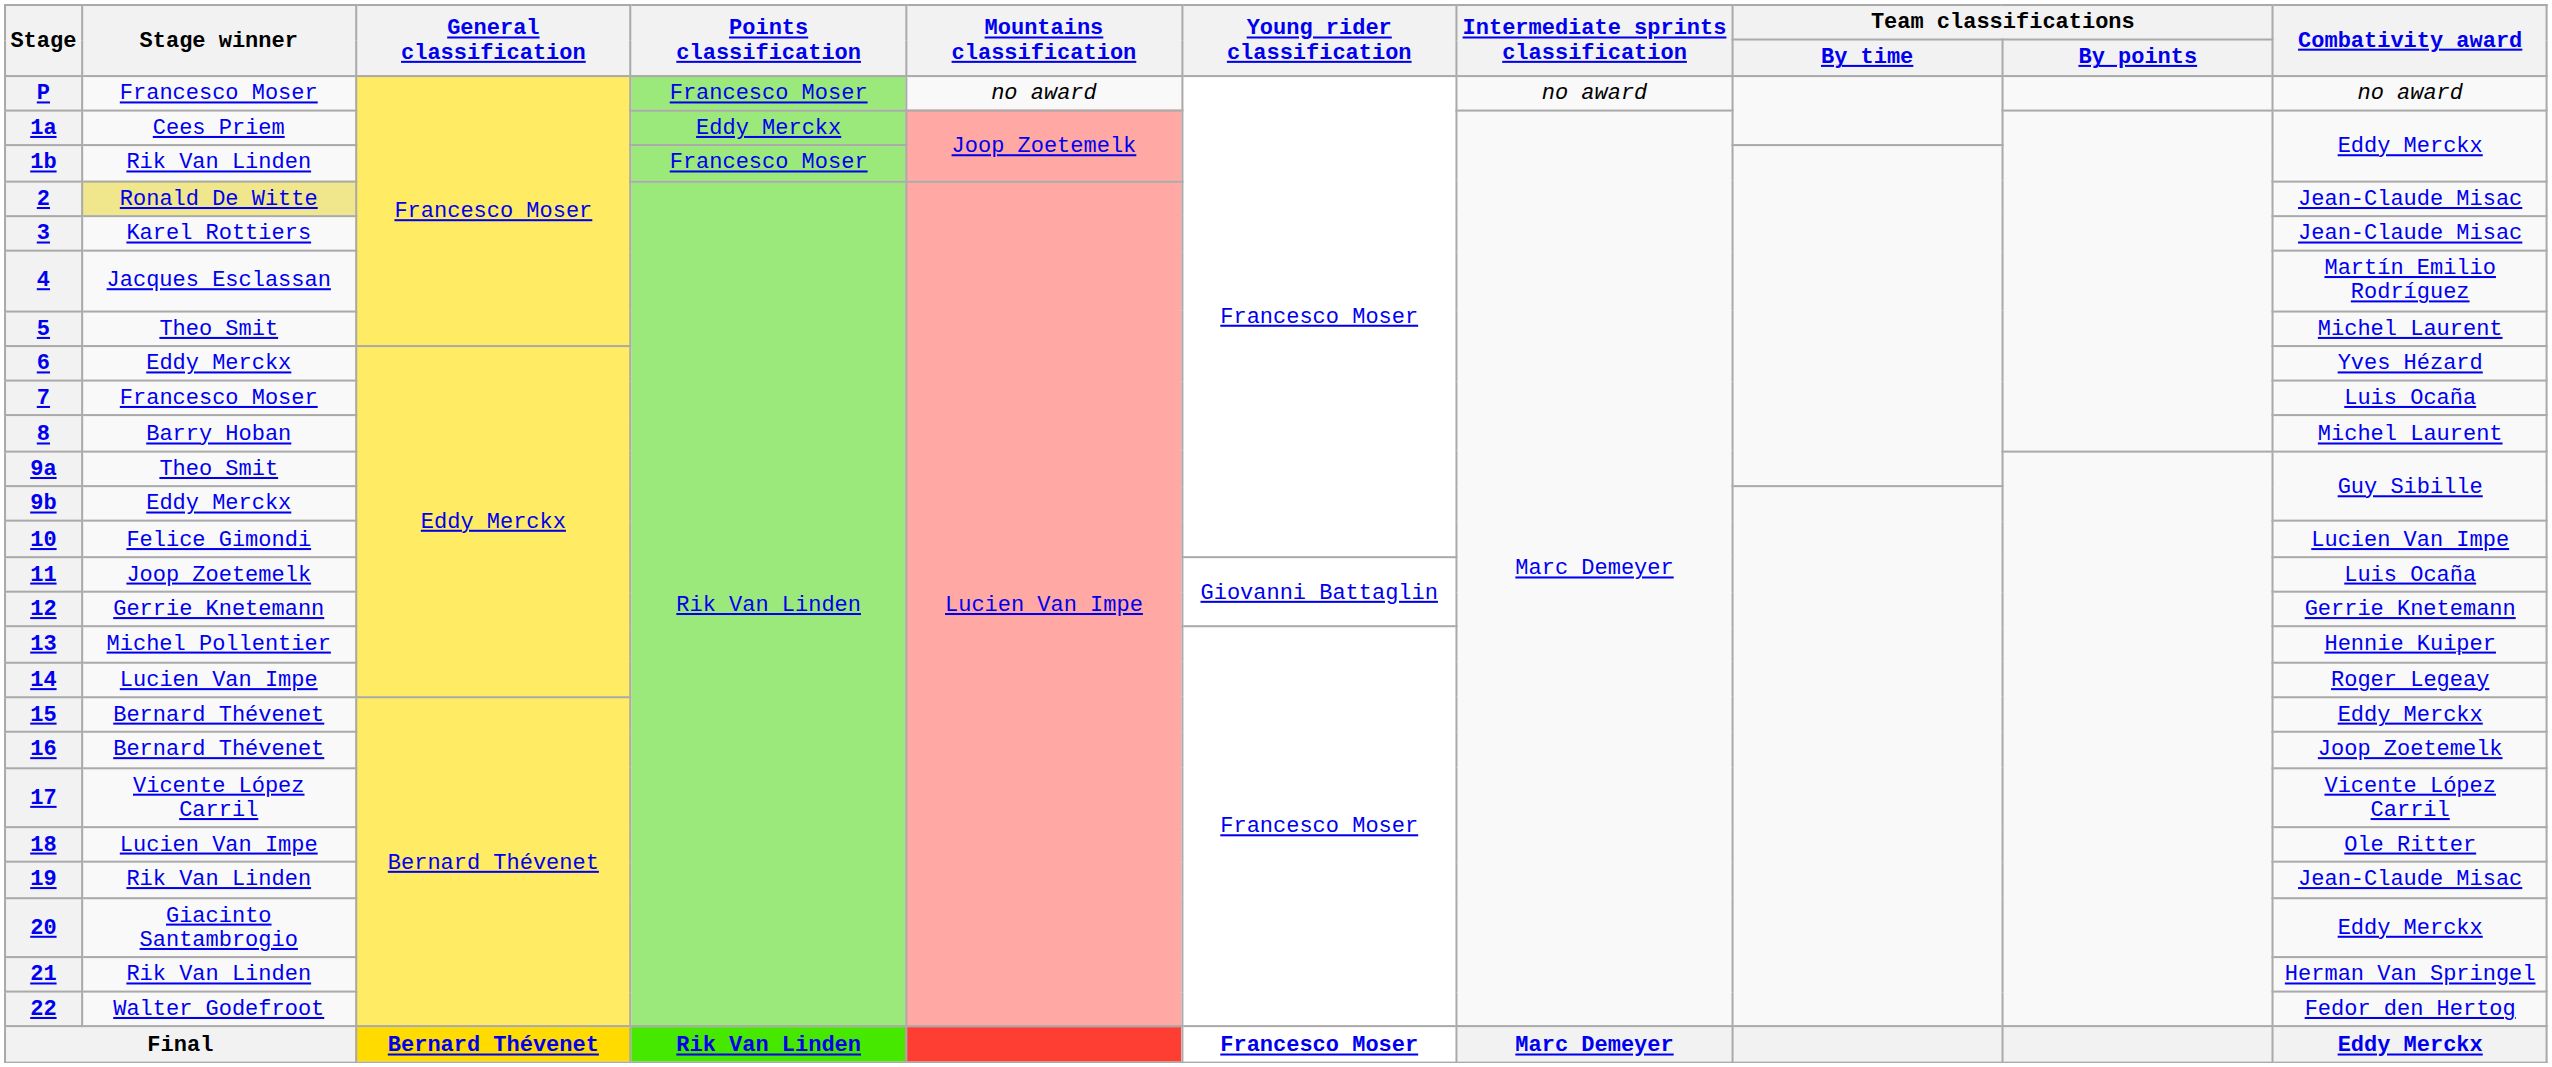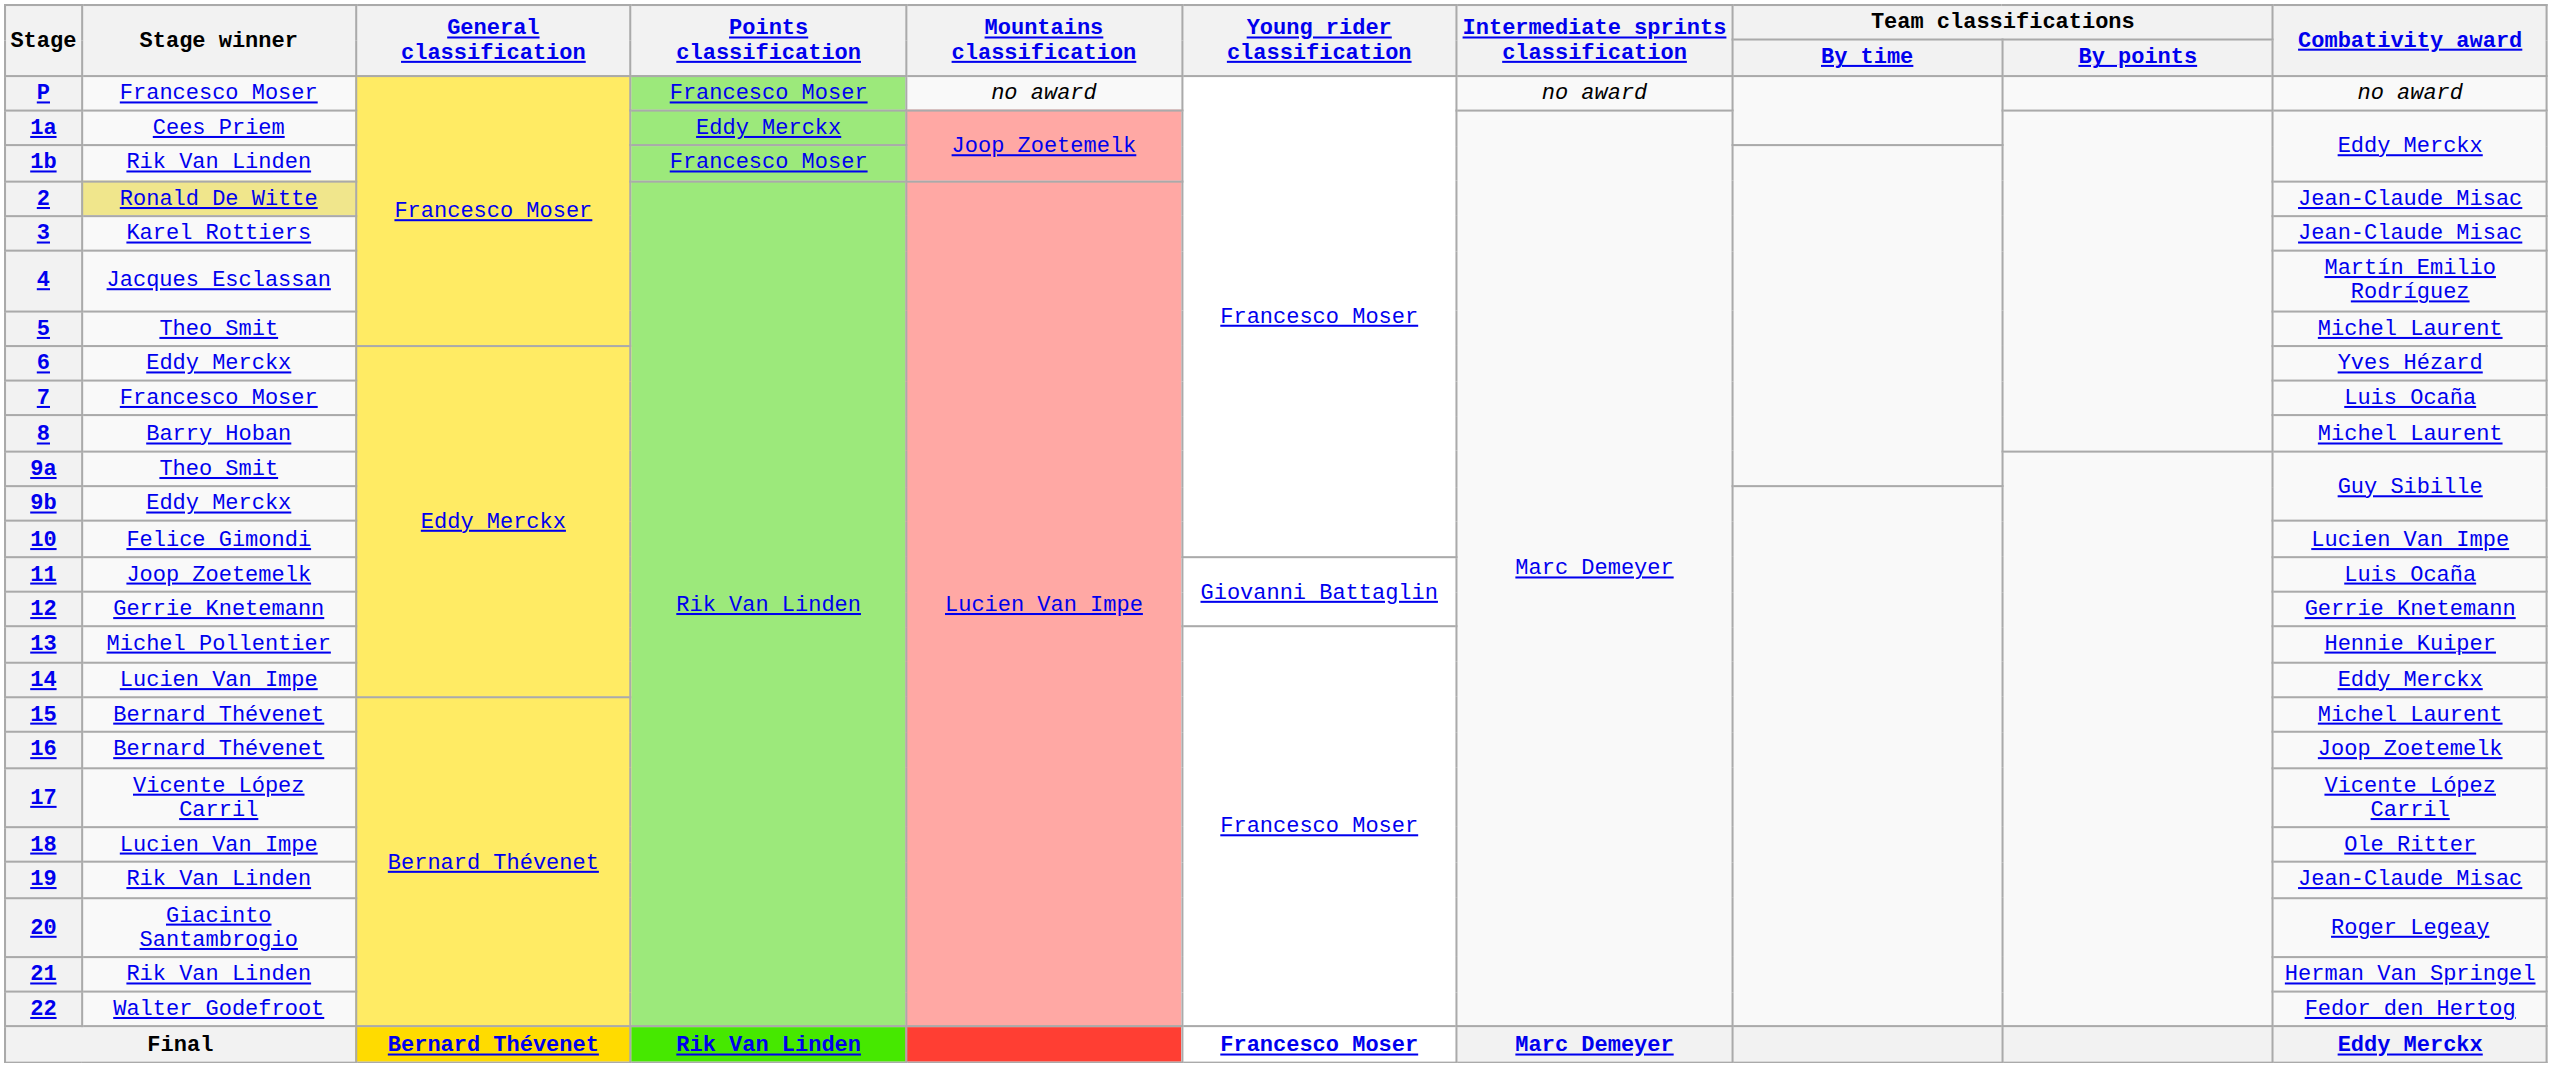(2410, 679) Roger Legeay -> (2410, 679) Eddy Merckx
(2410, 715) Eddy Merckx -> (2410, 715) Michel Laurent
(2410, 927) Eddy Merckx -> (2410, 927) Roger Legeay
